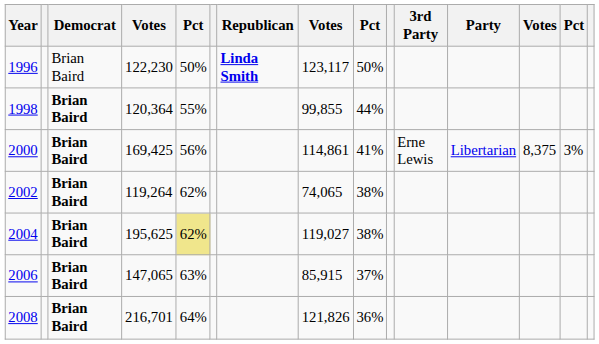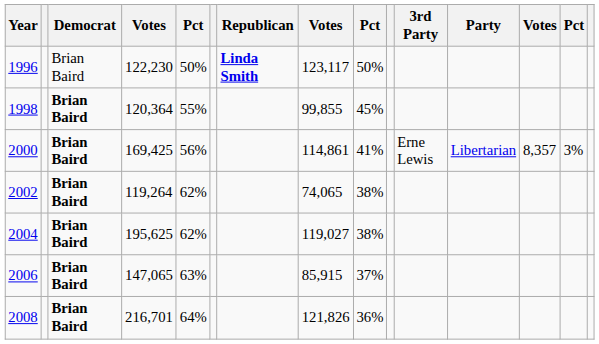(370, 108) 44% -> (370, 108) 45%
(540, 150) 8,375 -> (540, 150) 8,357
(193, 234) khaki background -> (193, 234) no background
